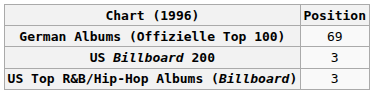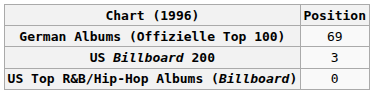(335, 79) 3 -> (335, 79) 0
